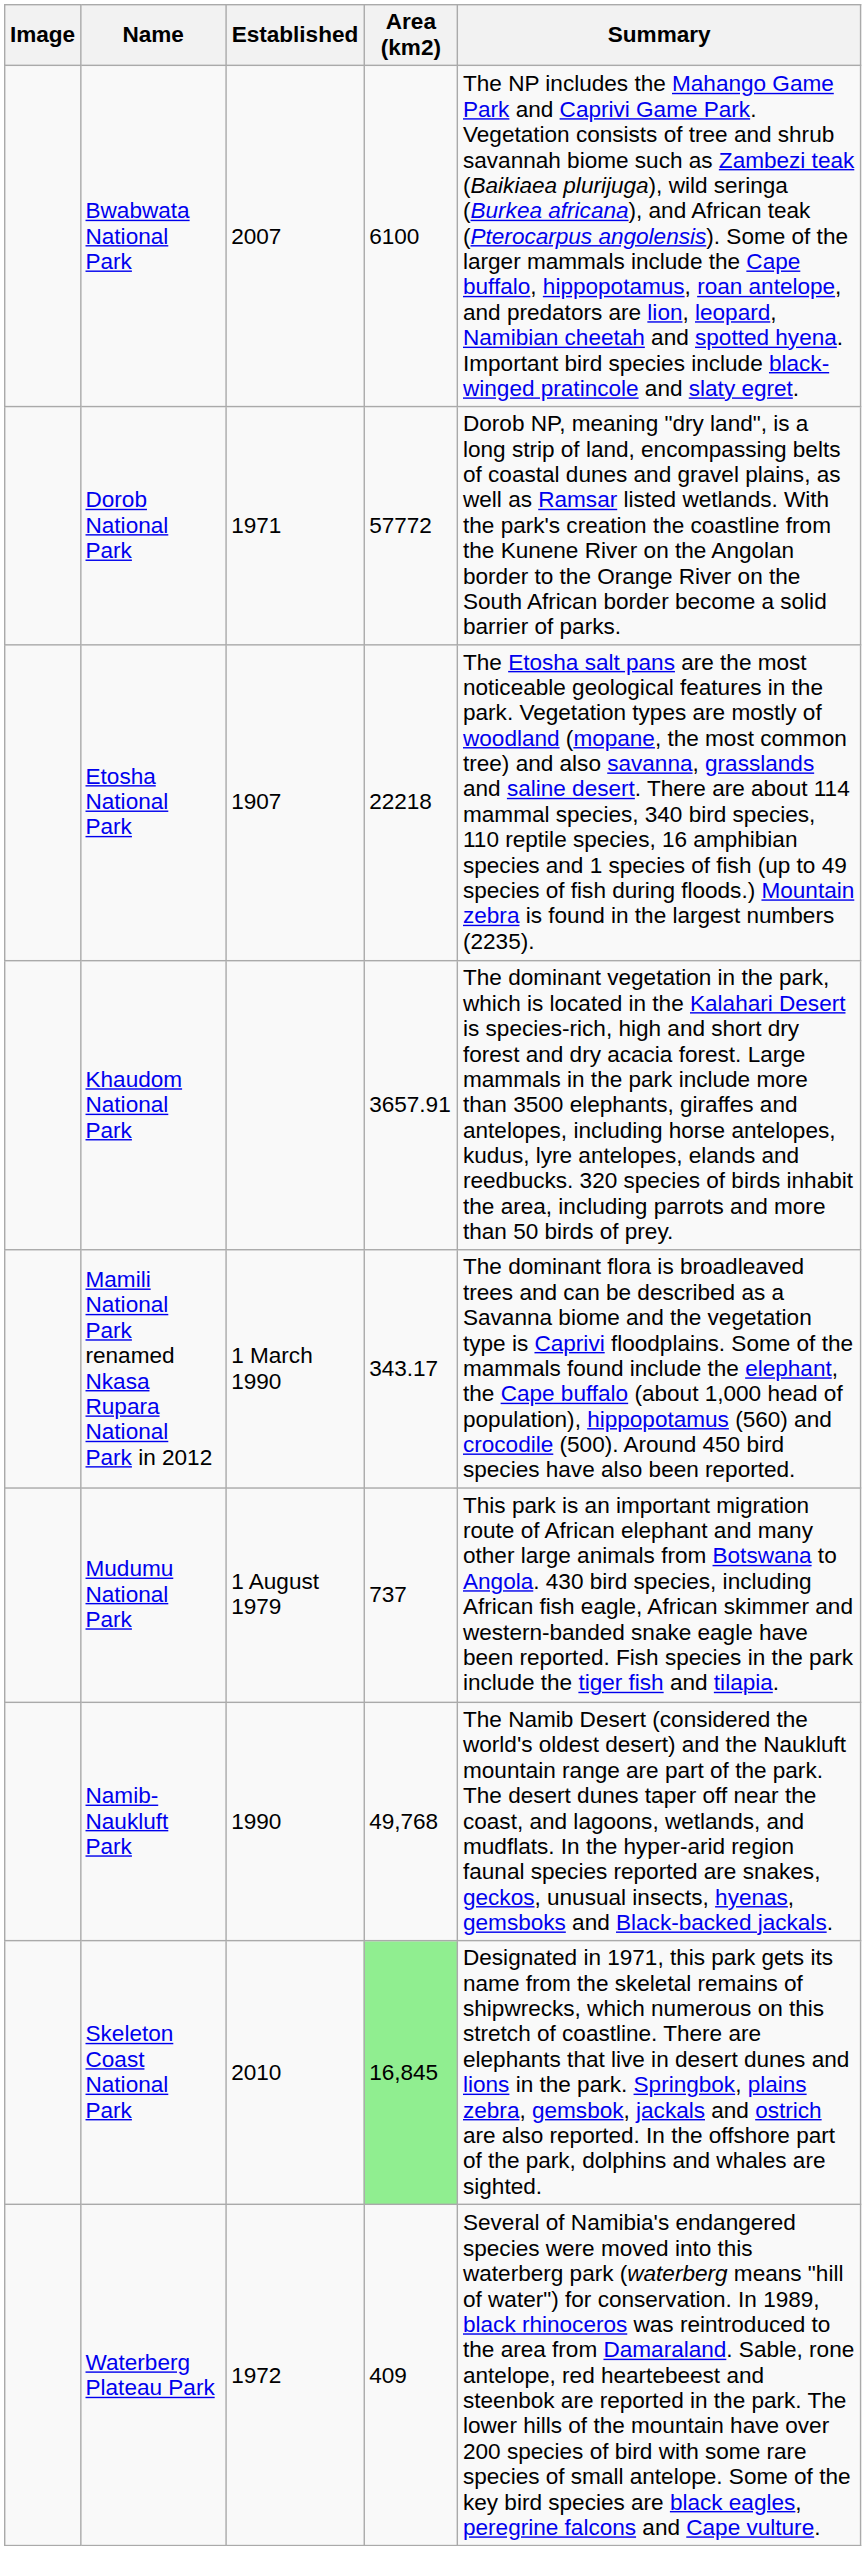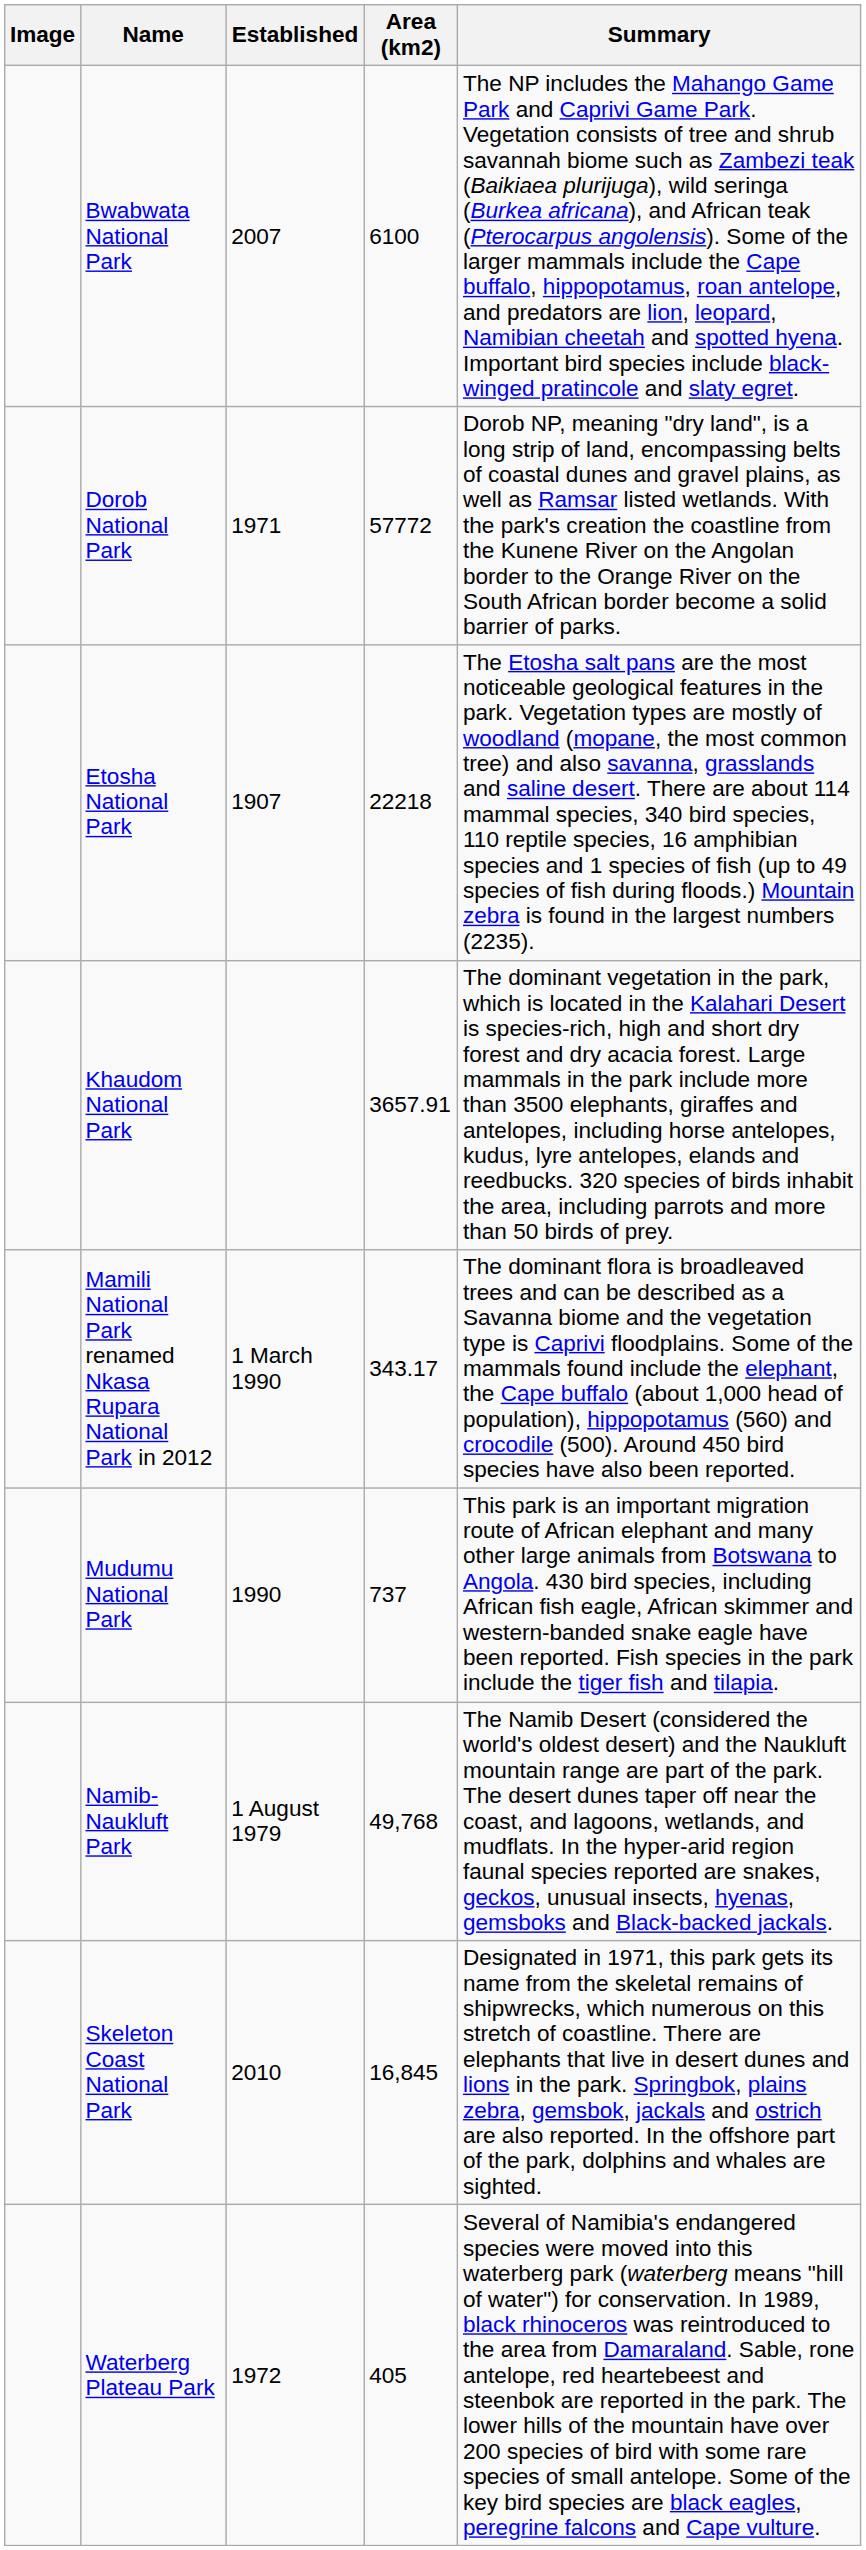(275, 1594) 1 August 1979 -> (256, 1594) 1990
(256, 1821) 1990 -> (275, 1821) 1 August 1979
(404, 2072) lightgreen background -> (404, 2072) no background
(388, 2374) 409 -> (388, 2374) 405
